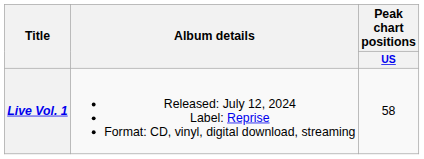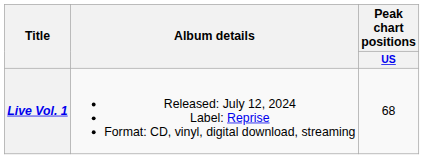(389, 111) 58 -> (389, 111) 68
